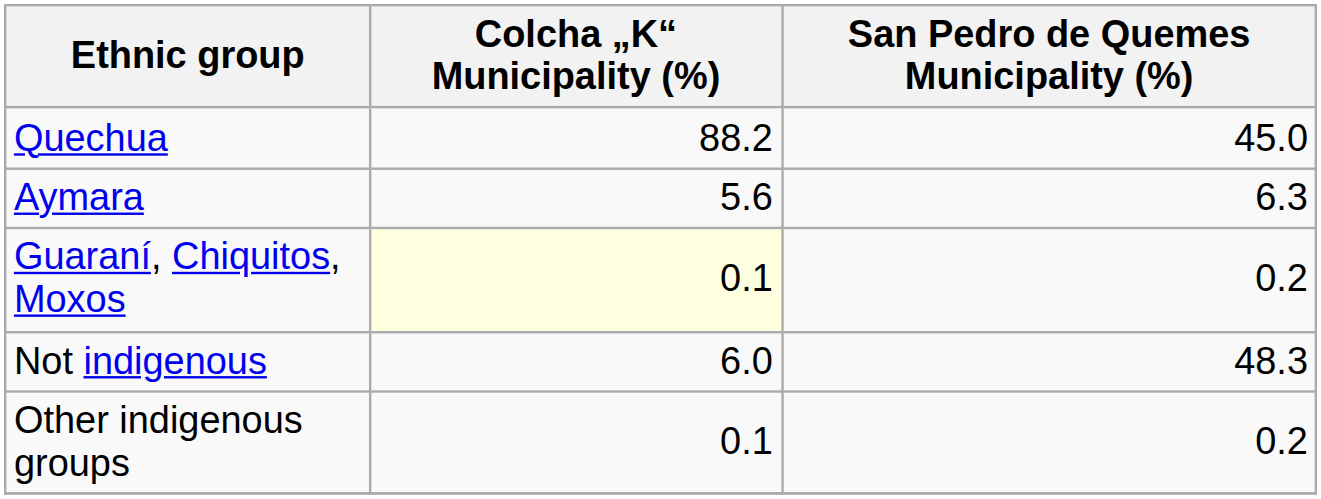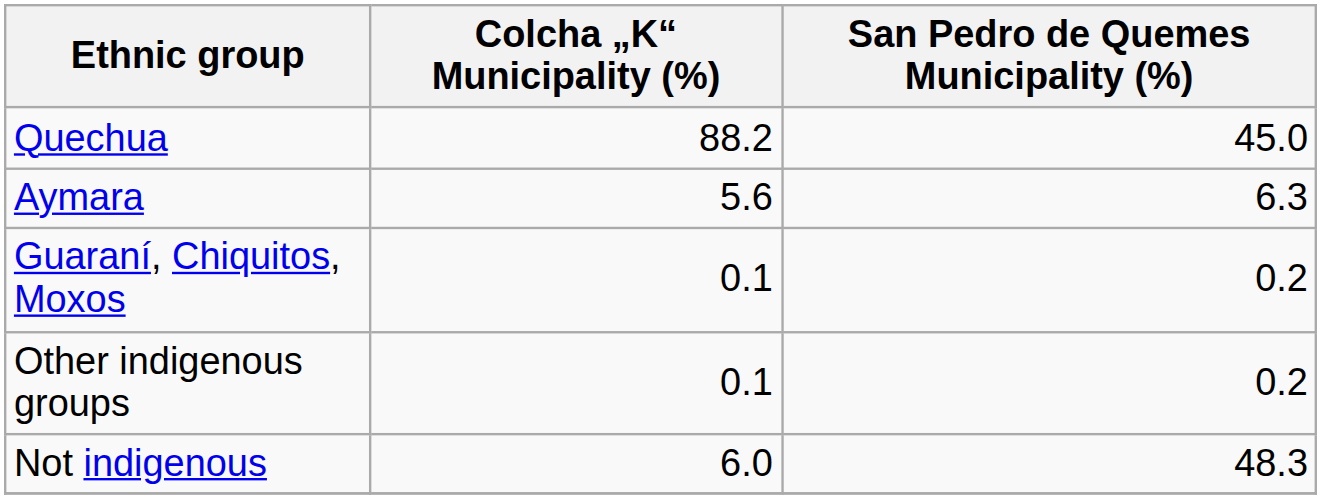(746, 278) lightyellow background -> (746, 278) no background
rows swapped: (140, 360) <-> (158, 441)
